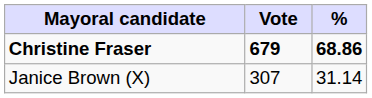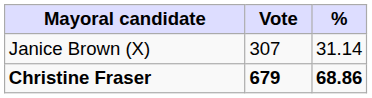rows swapped: (80, 48) <-> (80, 78)
